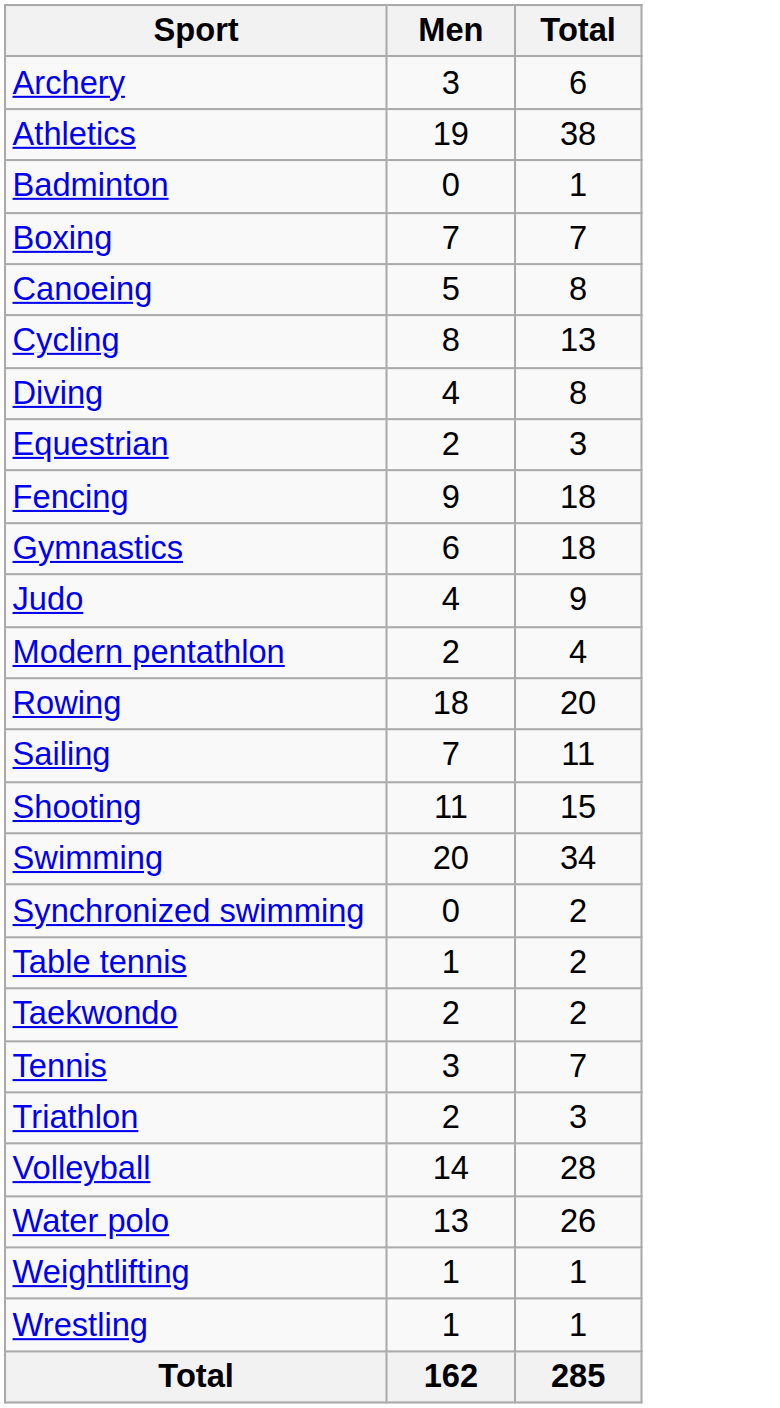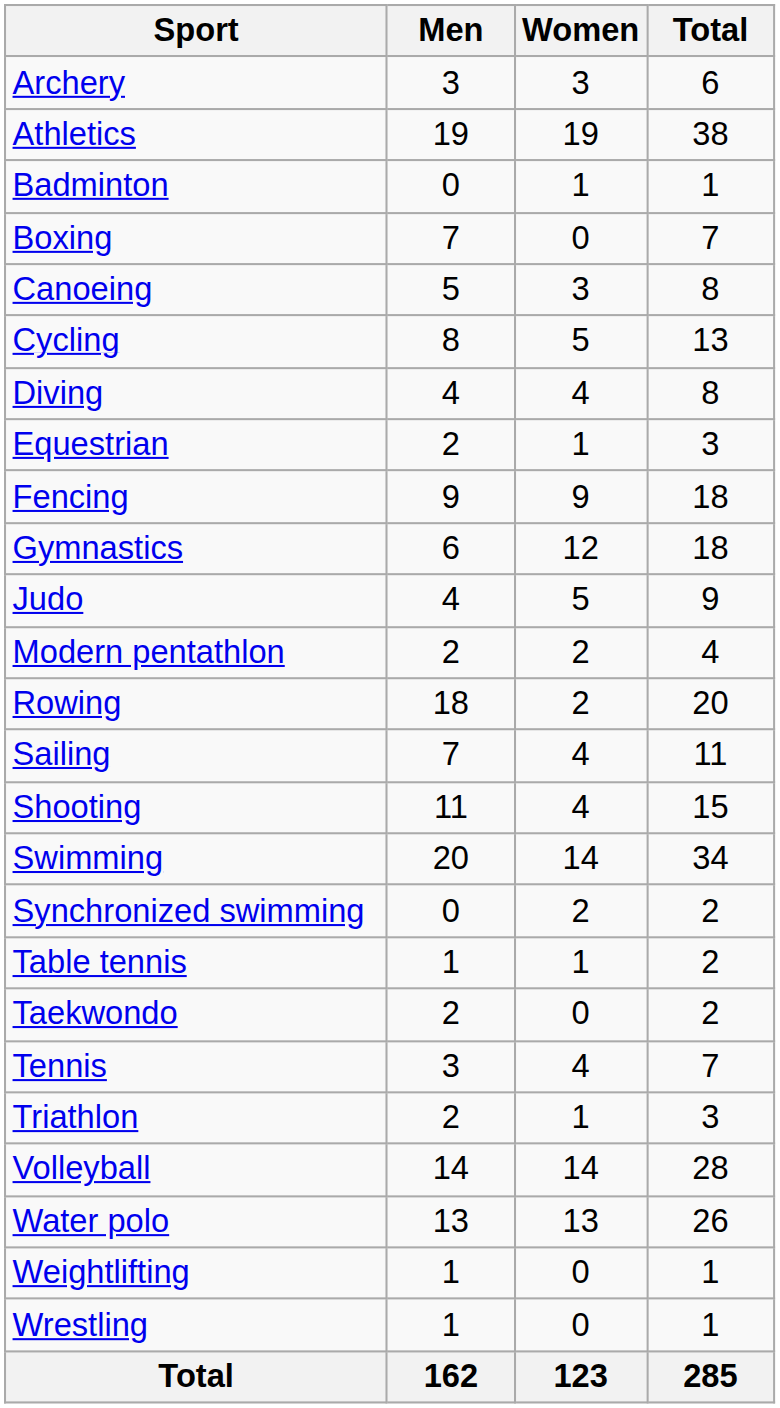+ column: (581, 30)
